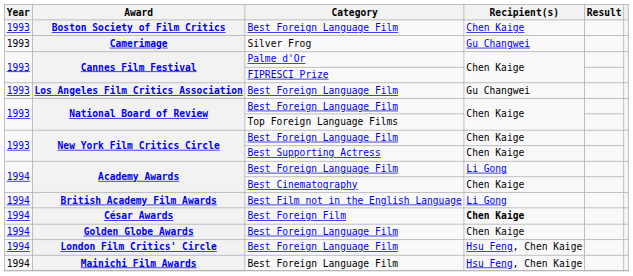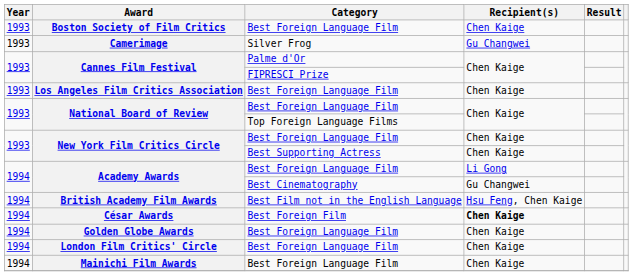(498, 91) Gu Changwei -> (495, 91) Chen Kaige
(495, 185) Chen Kaige -> (498, 185) Gu Changwei
(487, 200) Li Gong -> (524, 200) Hsu Feng, Chen Kaige
(524, 247) Hsu Feng, Chen Kaige -> (495, 247) Chen Kaige
(524, 263) Hsu Feng, Chen Kaige -> (495, 263) Chen Kaige
